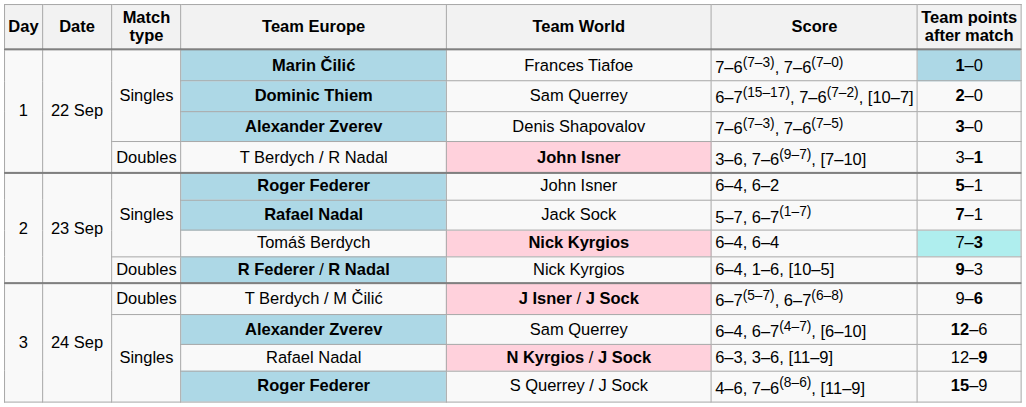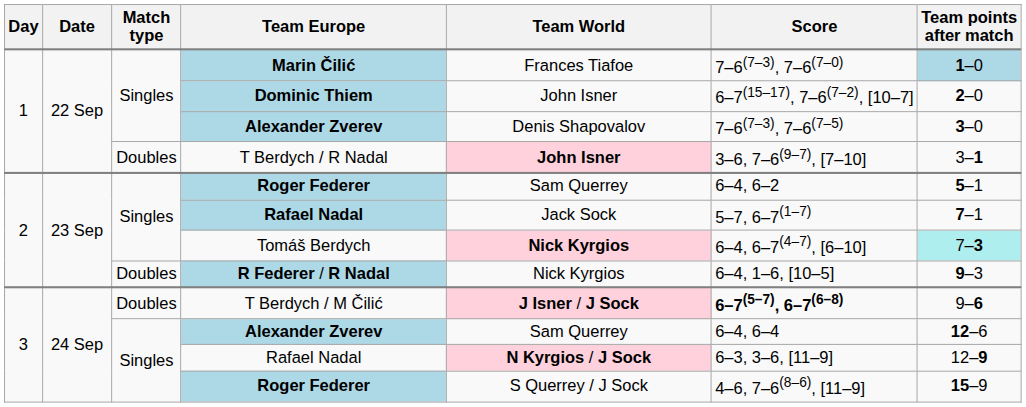(579, 96) Sam Querrey -> (579, 96) John Isner
(579, 186) John Isner -> (579, 186) Sam Querrey
(747, 243) 6–4, 6–4 -> (791, 245) 6–4, 6–7(4–7), [6–10]
(779, 298) normal -> (779, 303) bold
(791, 329) 6–4, 6–7(4–7), [6–10] -> (747, 331) 6–4, 6–4
